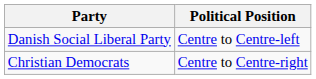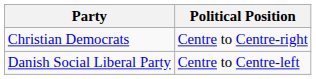rows swapped: (89, 39) <-> (69, 62)
